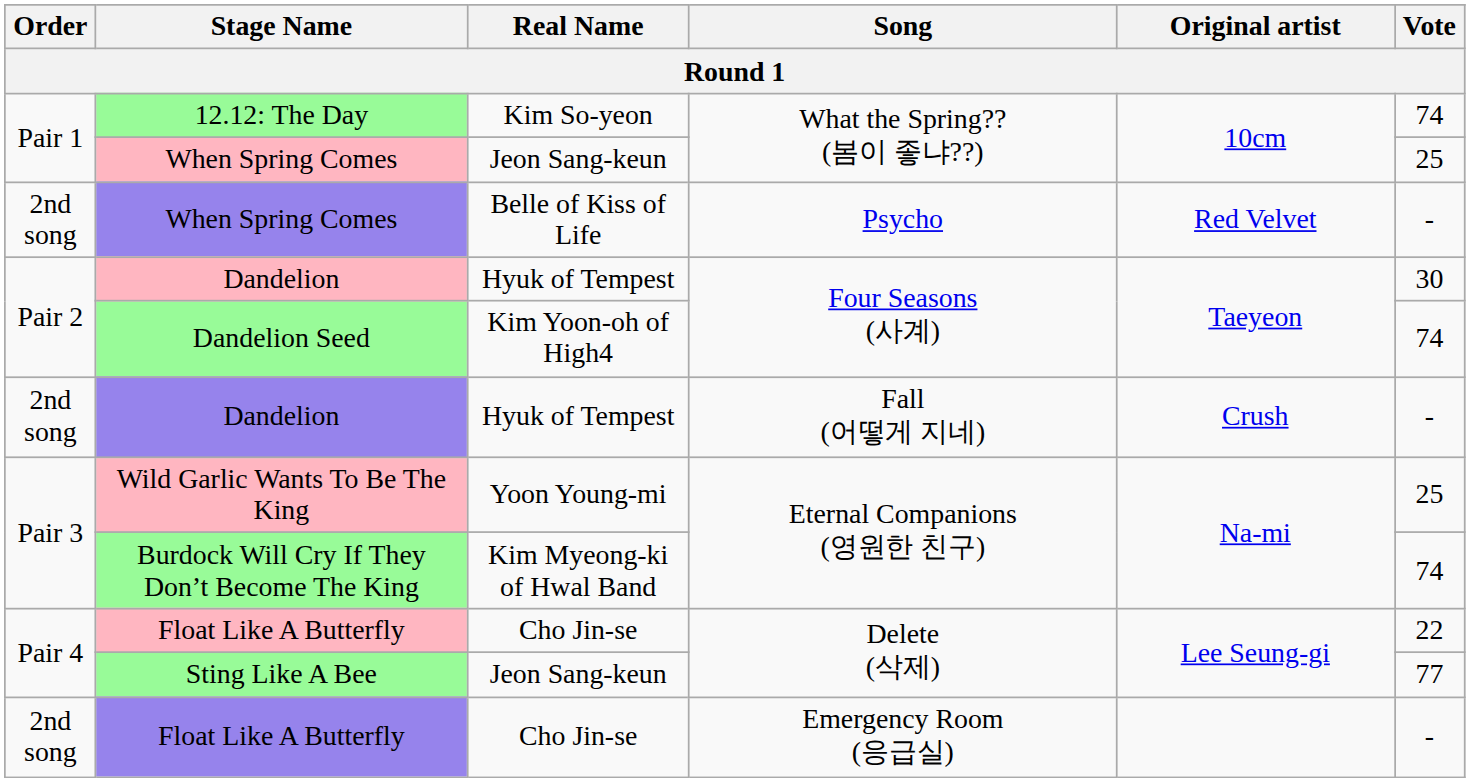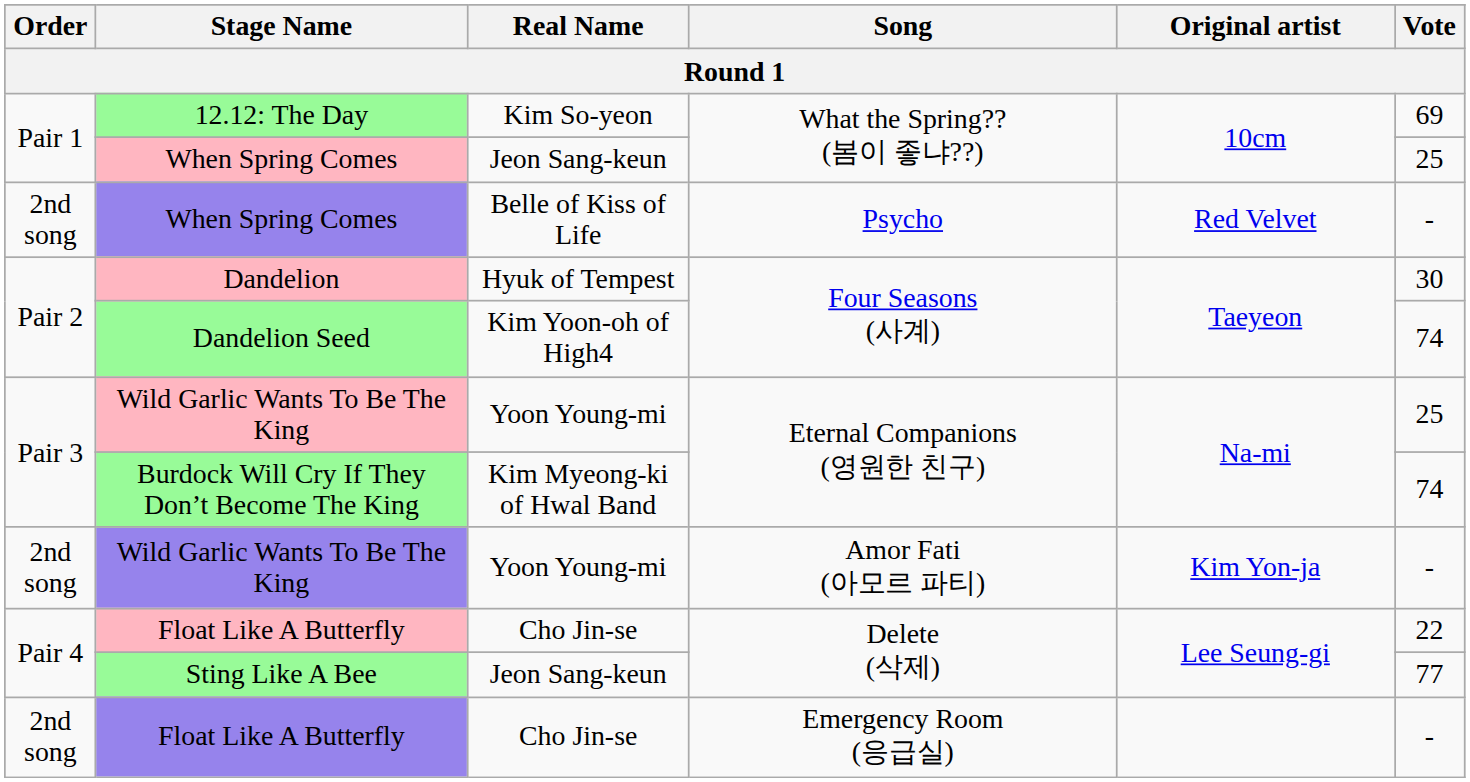(1429, 114) 74 -> (1429, 114) 69
- row: (281, 416)
+ row: (281, 567)
